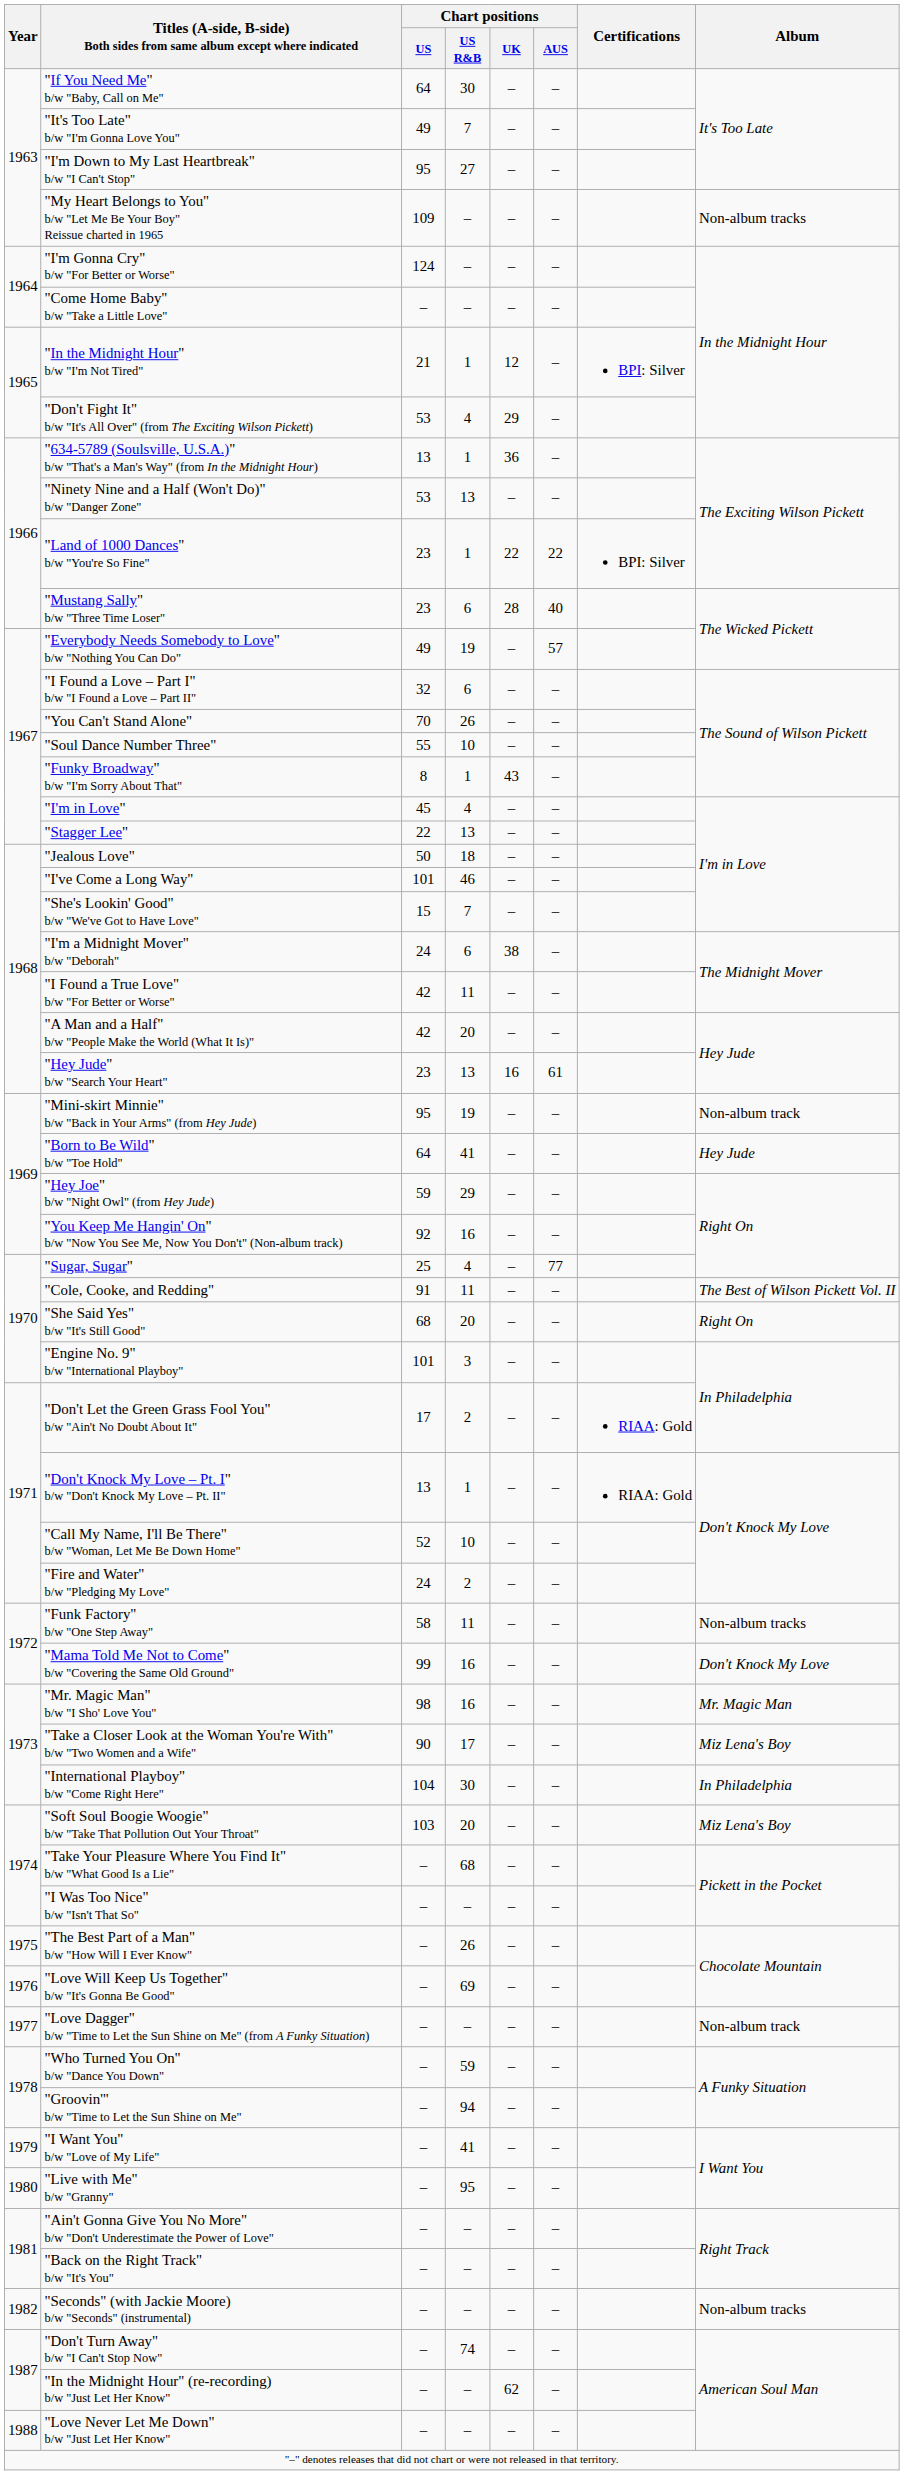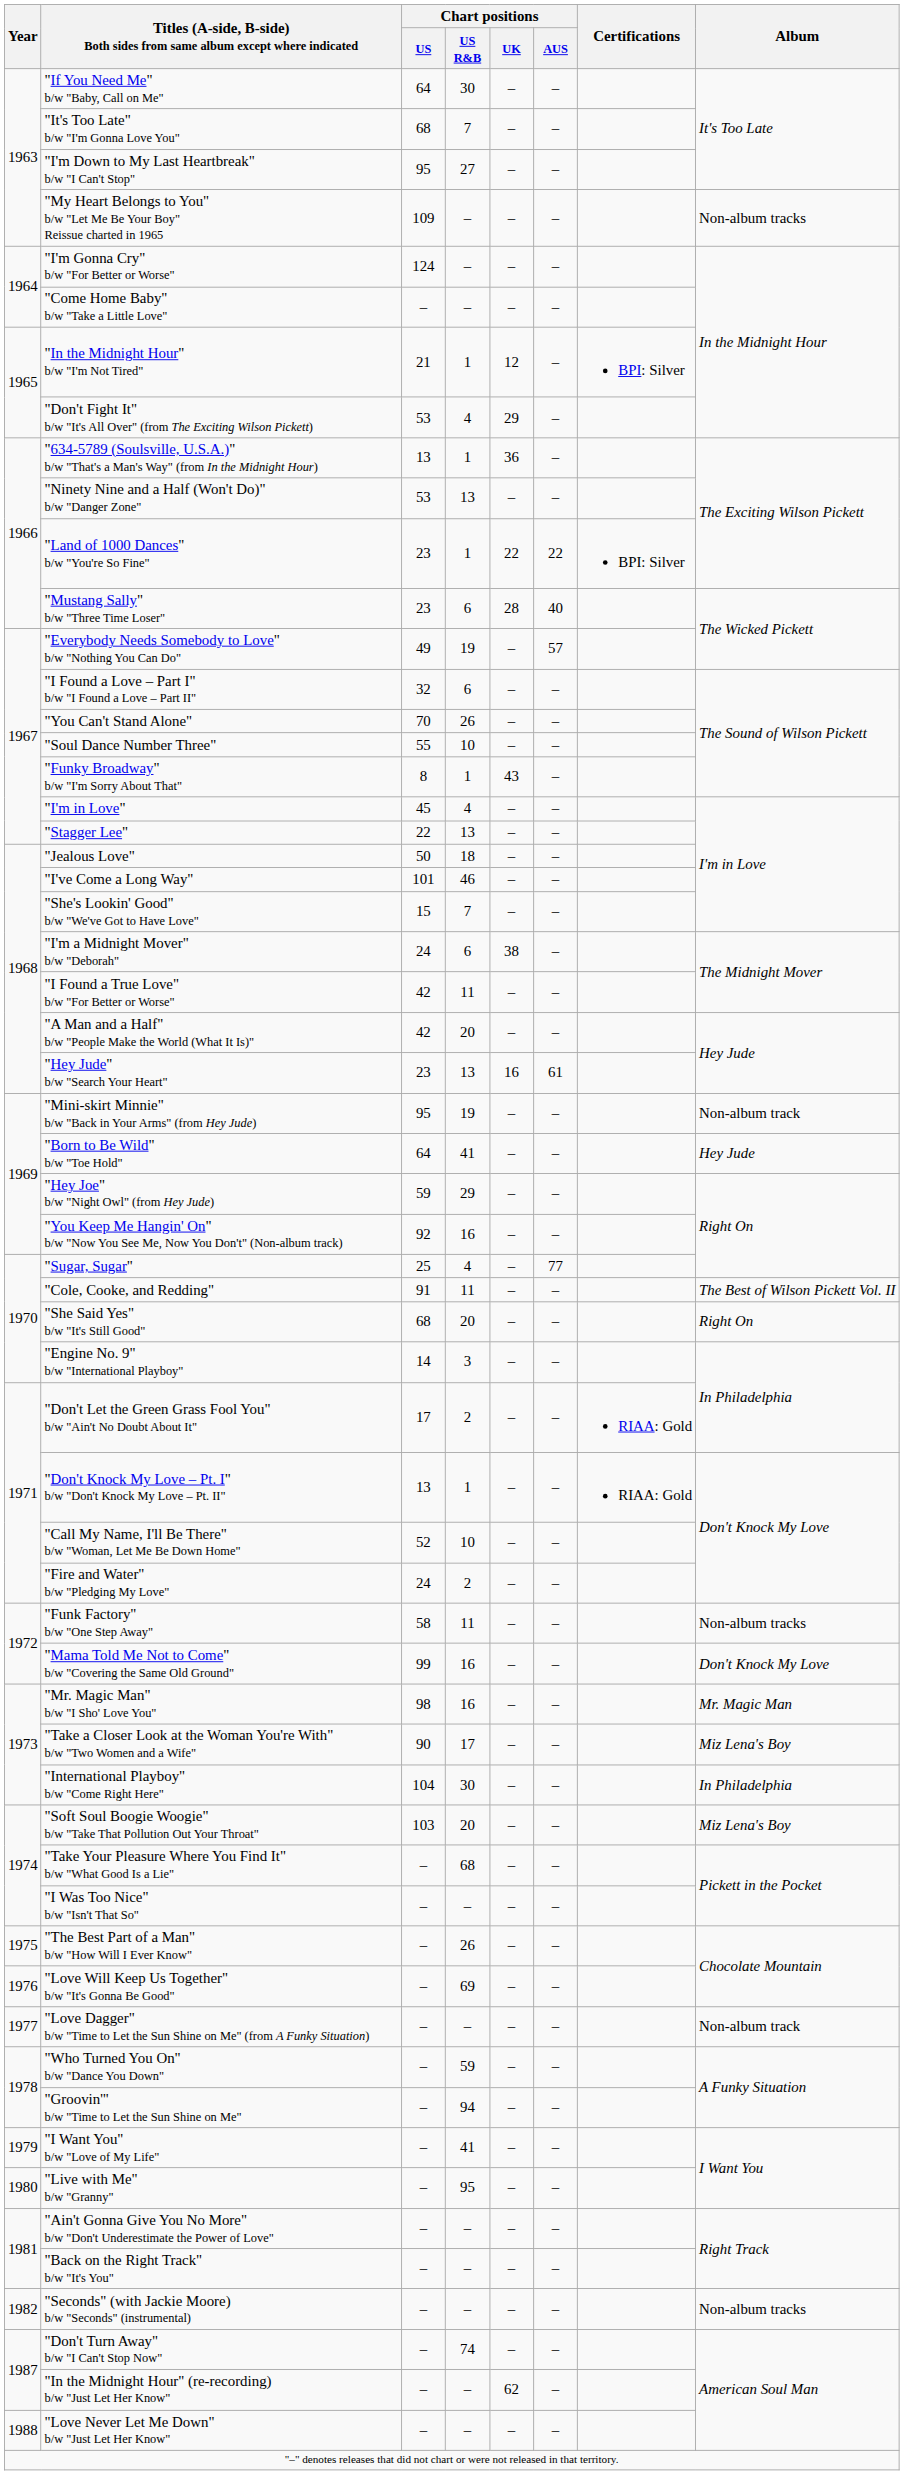(423, 128) 49 -> (423, 128) 68
(423, 1362) 101 -> (423, 1362) 14
